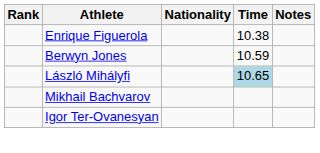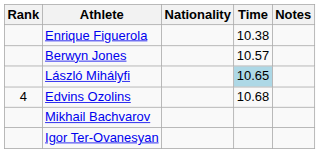(253, 55) 10.59 -> (253, 55) 10.57
+ row: (88, 96)
